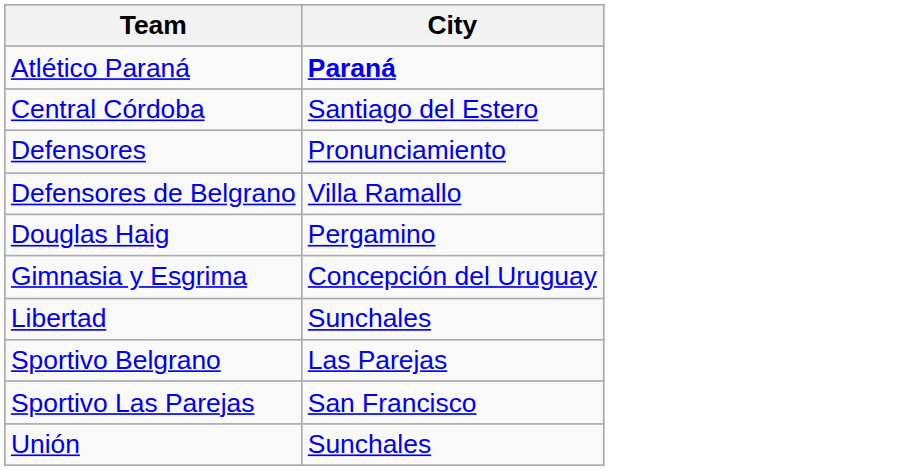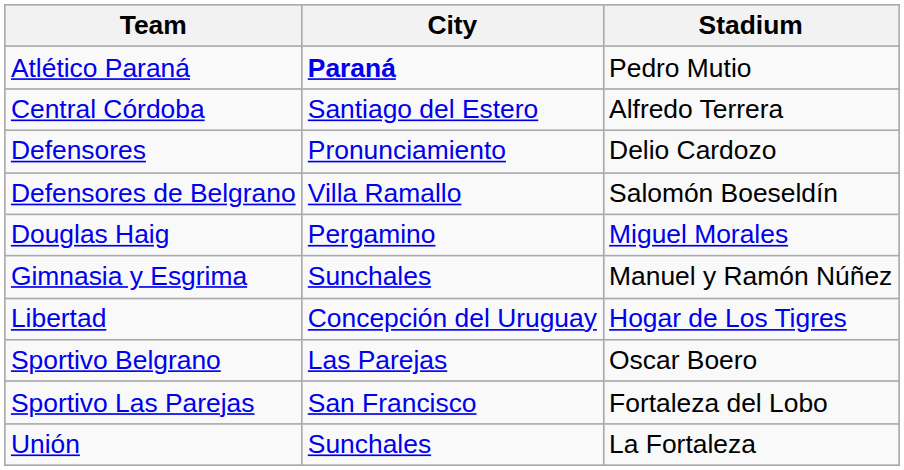+ column: (751, 25)
(452, 276) Concepción del Uruguay -> (369, 276) Sunchales
(369, 318) Sunchales -> (452, 318) Concepción del Uruguay
